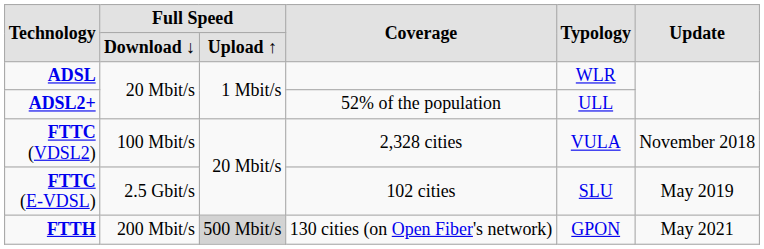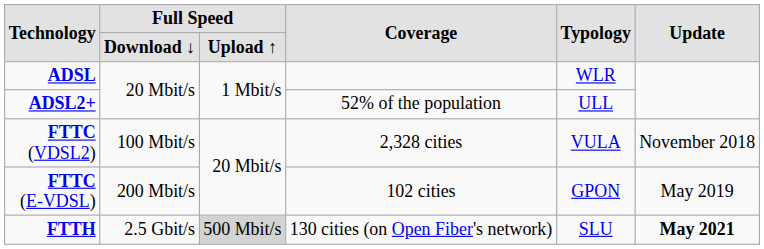(160, 191) 2.5 Gbit/s -> (156, 191) 200 Mbit/s
(596, 191) SLU -> (596, 191) GPON
(156, 229) 200 Mbit/s -> (160, 229) 2.5 Gbit/s
(596, 229) GPON -> (596, 229) SLU
(697, 229) normal -> (697, 229) bold
